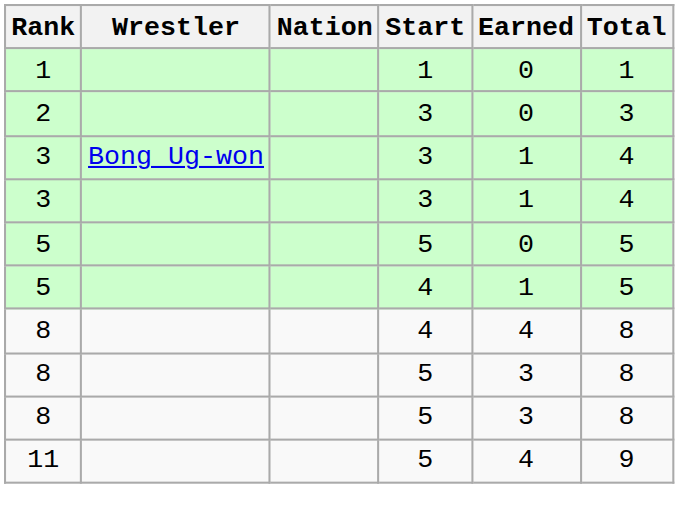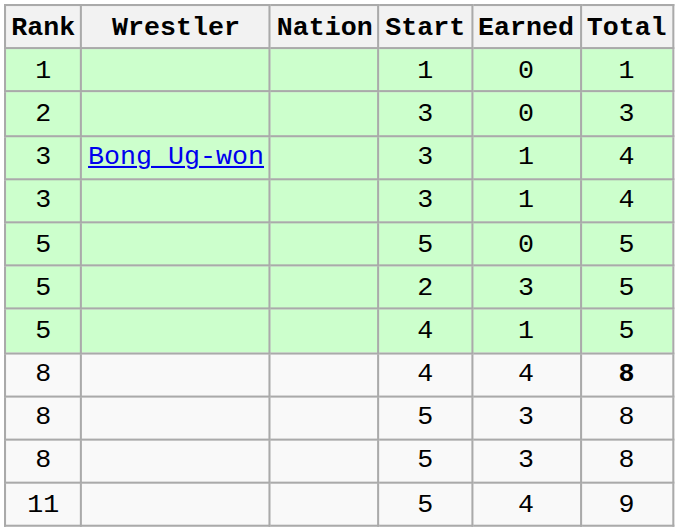+ row: (43, 287)
(627, 331) normal -> (627, 374) bold
